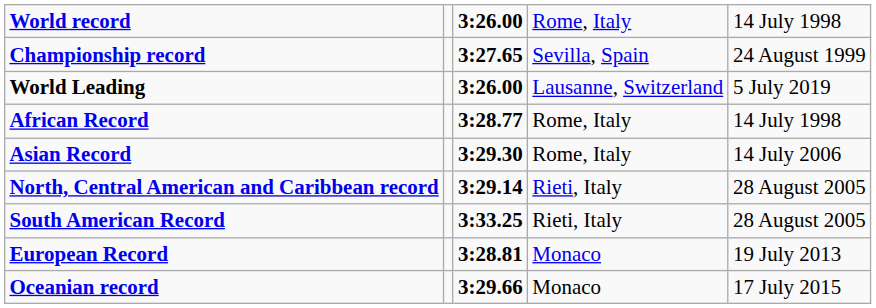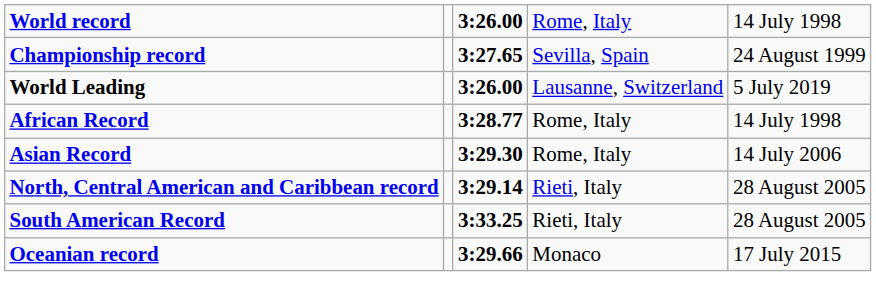- row: (89, 253)
